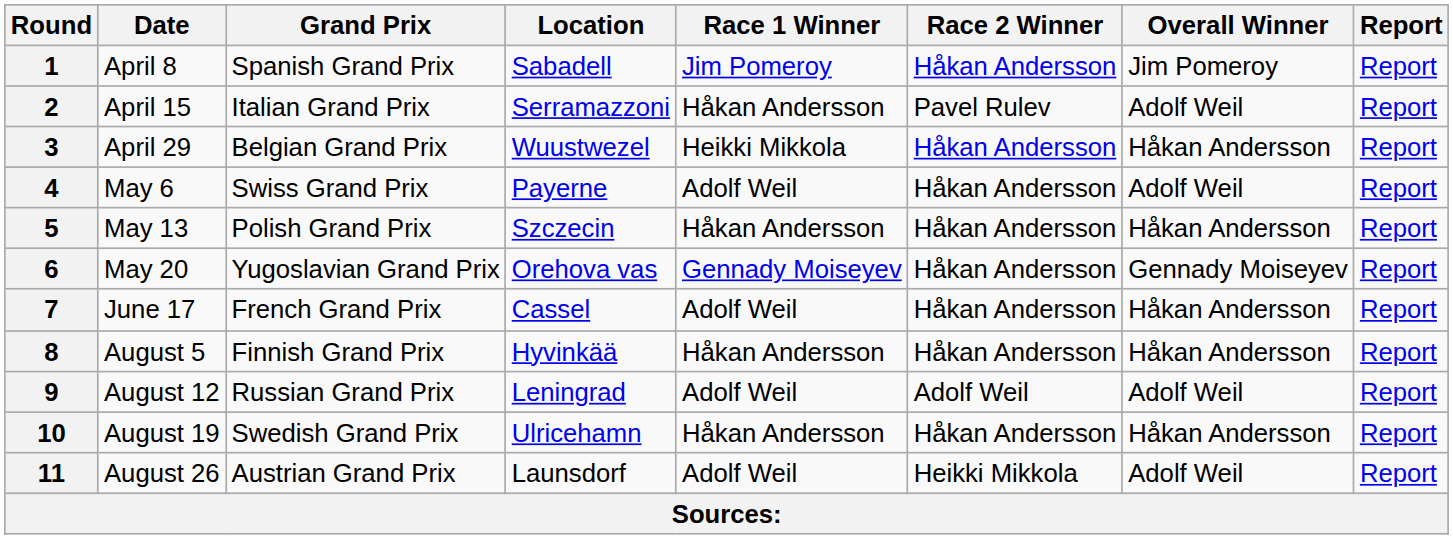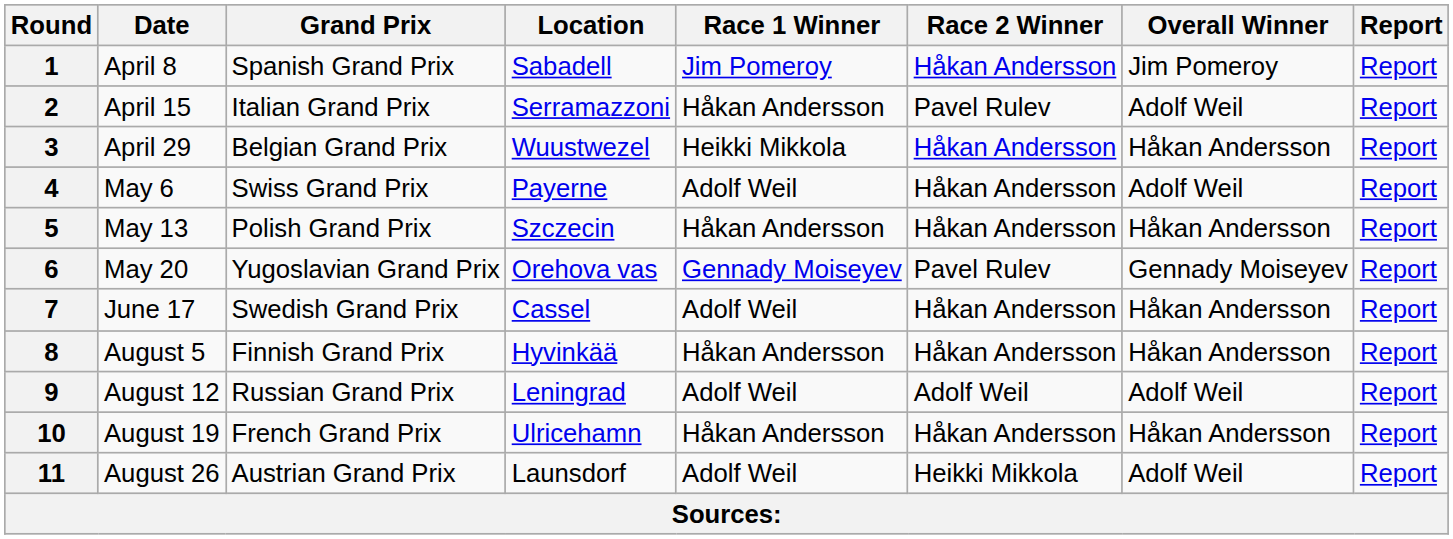(1015, 269) Håkan Andersson -> (982, 269) Pavel Rulev
(336, 310) French Grand Prix -> (345, 310) Swedish Grand Prix
(345, 432) Swedish Grand Prix -> (336, 432) French Grand Prix
